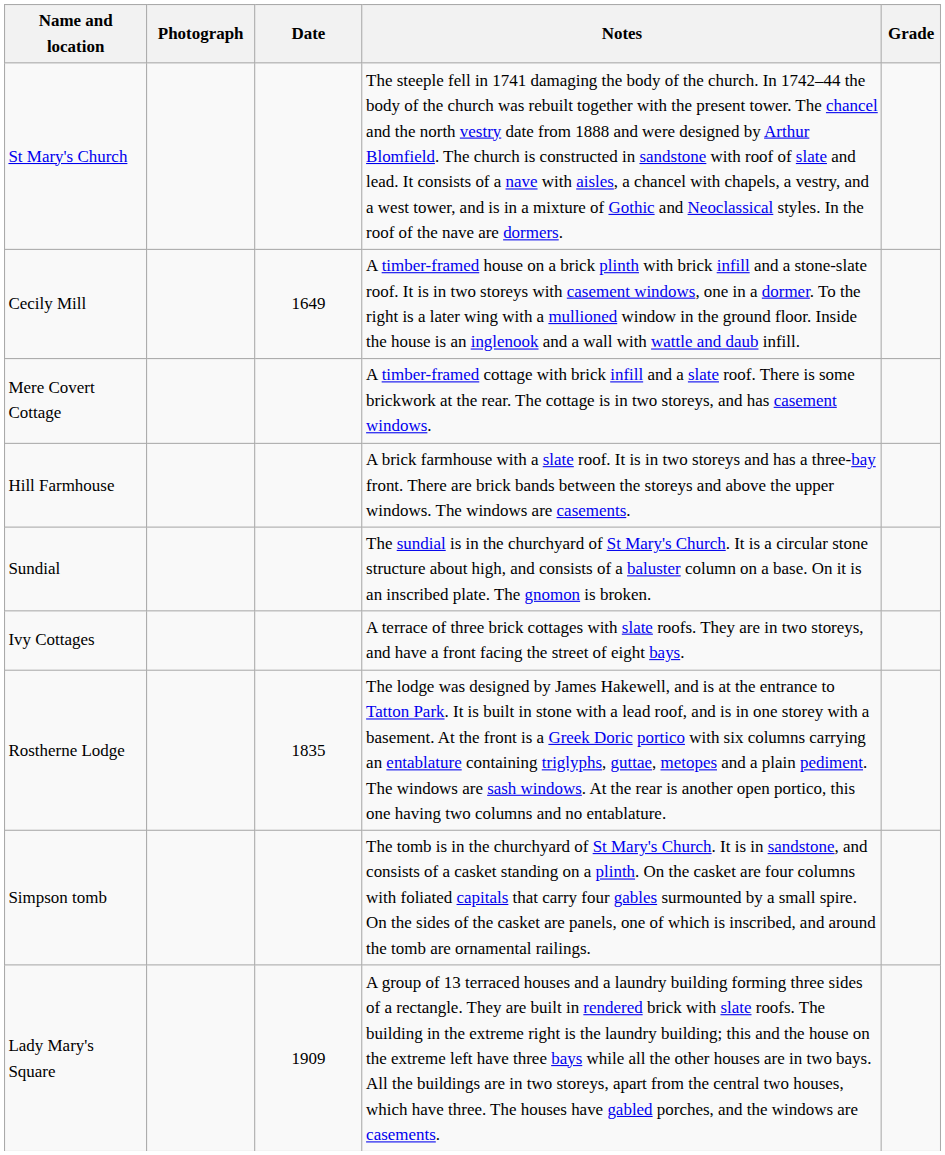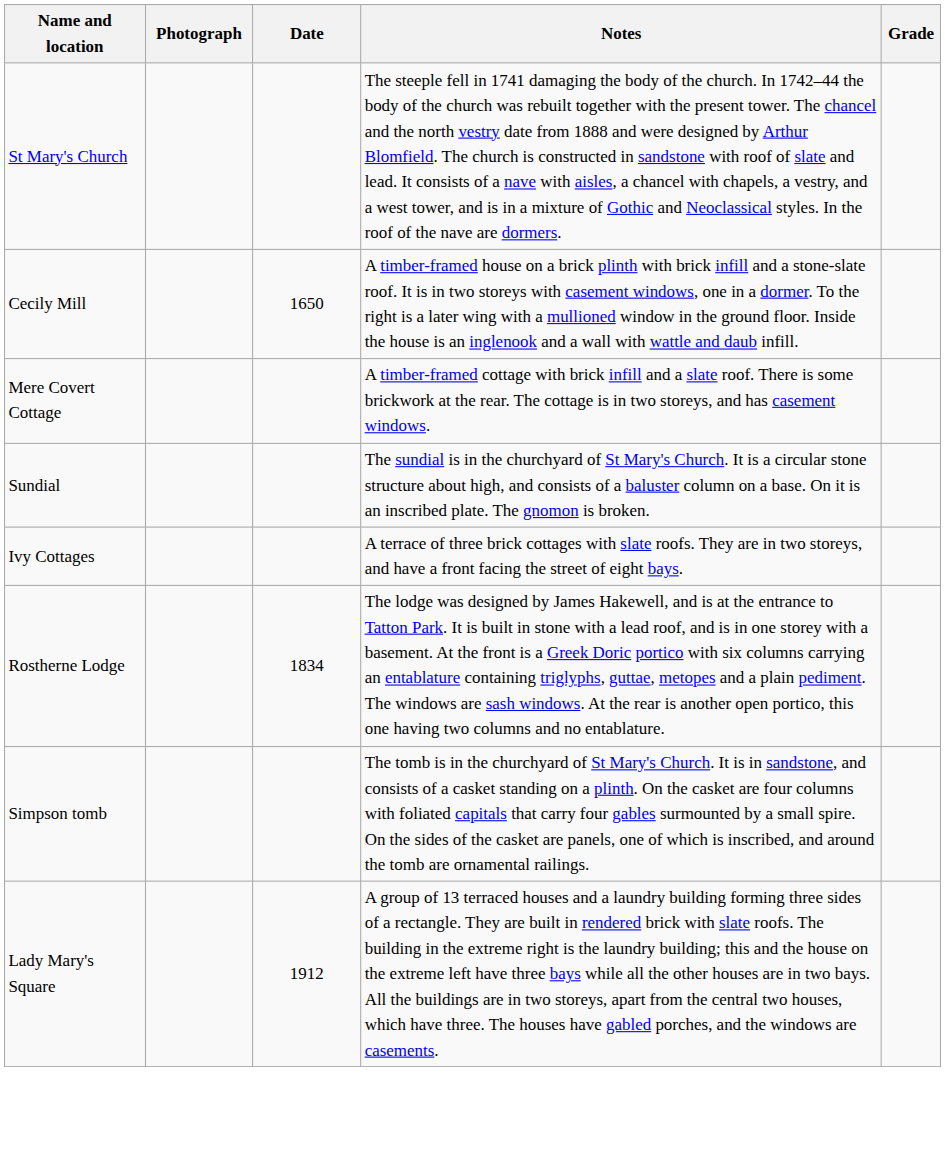(308, 303) 1649 -> (307, 303) 1650
- row: (61, 484)
(308, 750) 1835 -> (307, 665) 1834
(308, 1058) 1909 -> (307, 974) 1912
